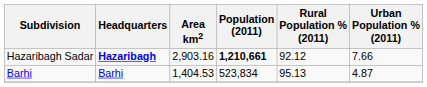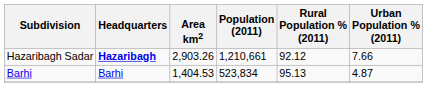(193, 57) 2,903.16 -> (193, 57) 2,903.26
(243, 57) bold -> (243, 57) normal
